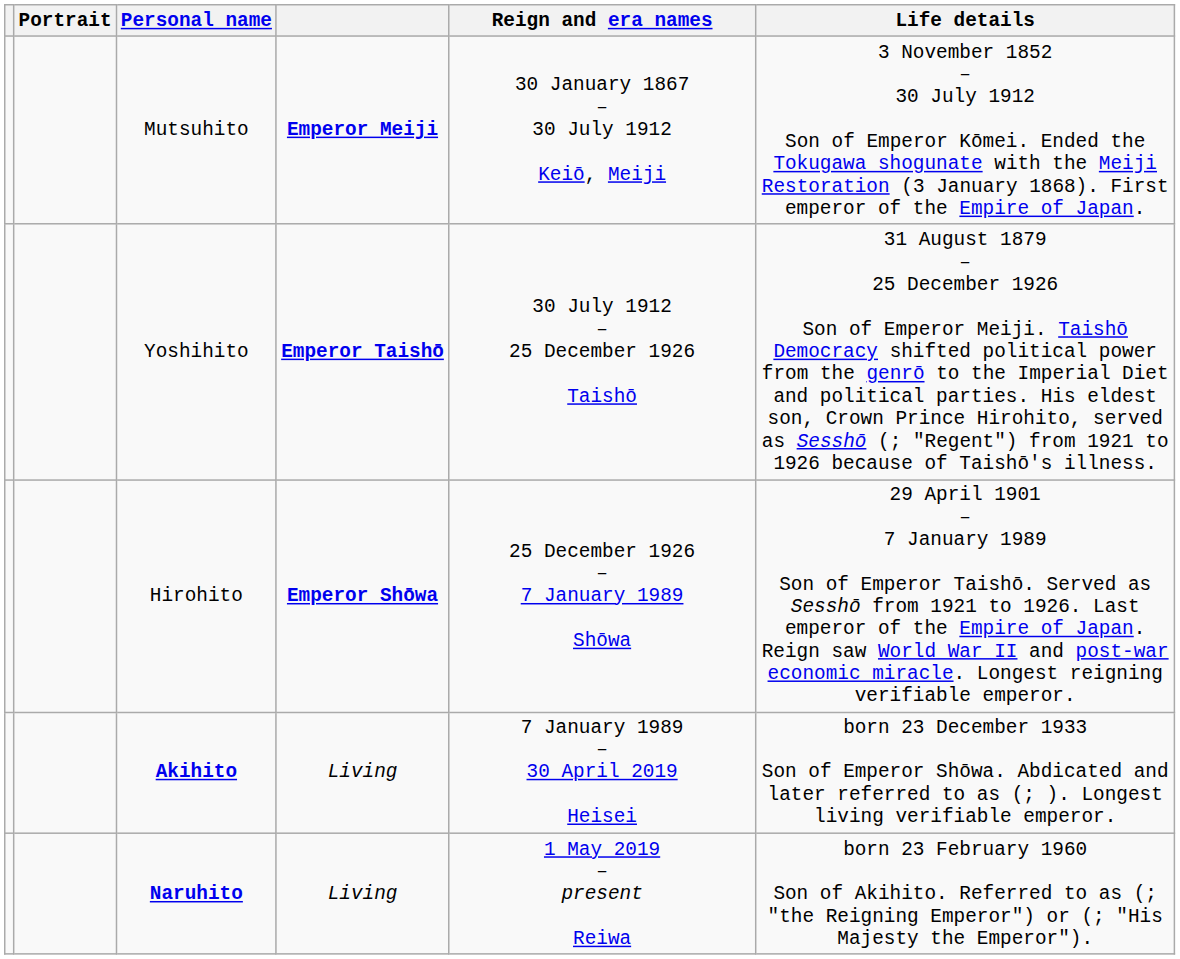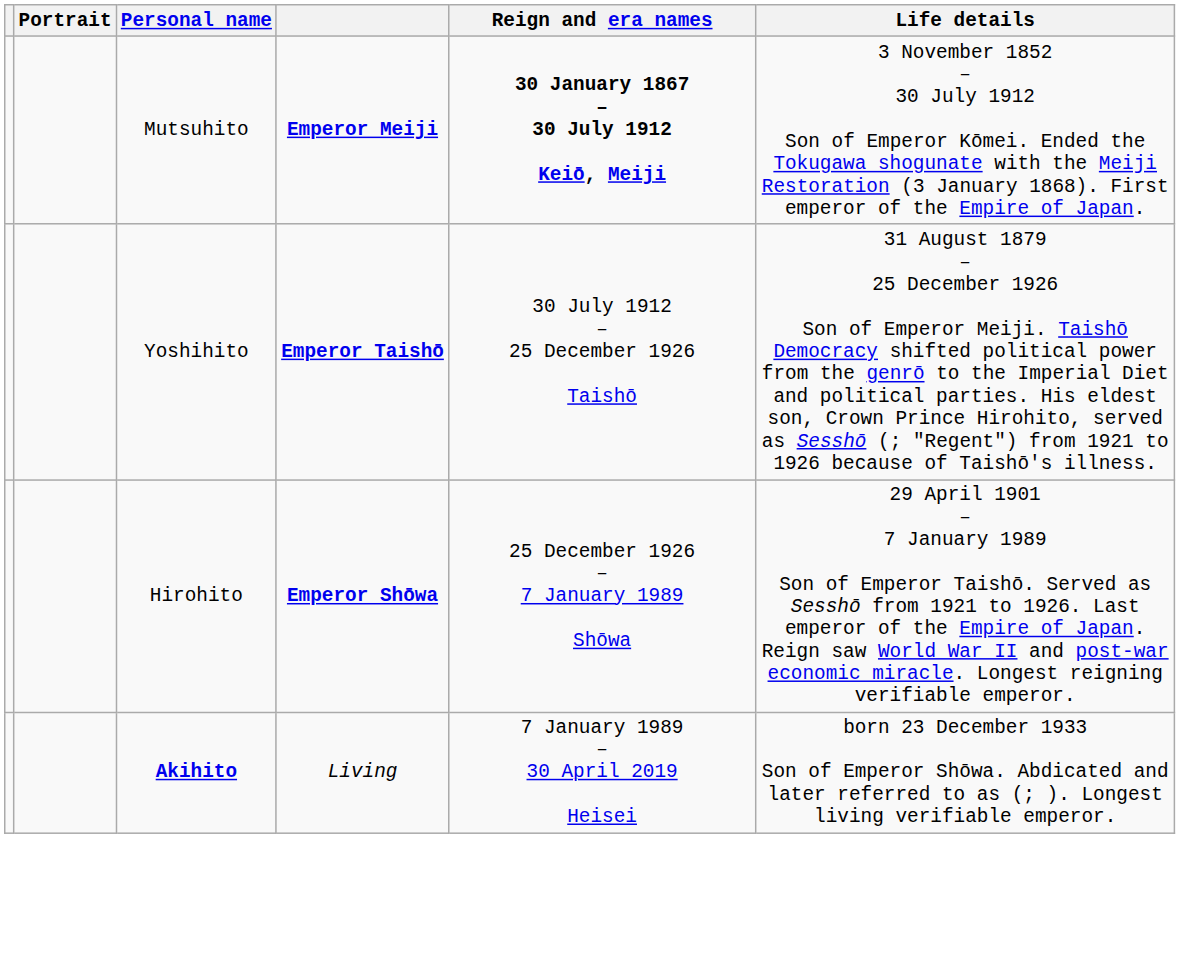(602, 130) normal -> (602, 130) bold
- row: (196, 894)
